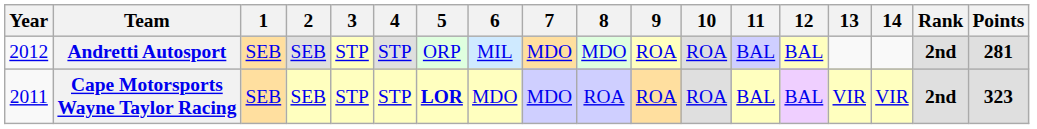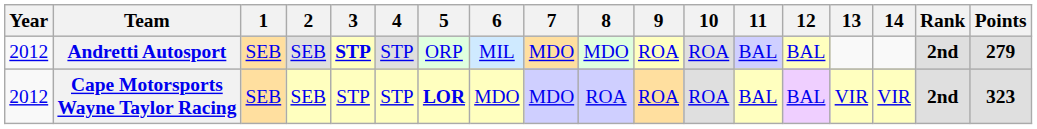(352, 52) normal -> (353, 52) bold
(998, 52) 281 -> (1001, 52) 279
(29, 95) 2011 -> (29, 95) 2012
